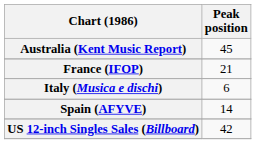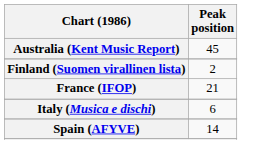+ row: (96, 68)
- row: (103, 128)
